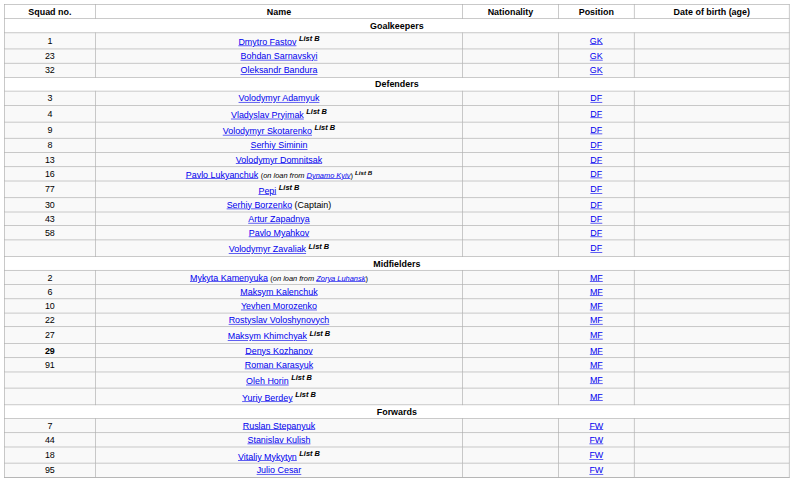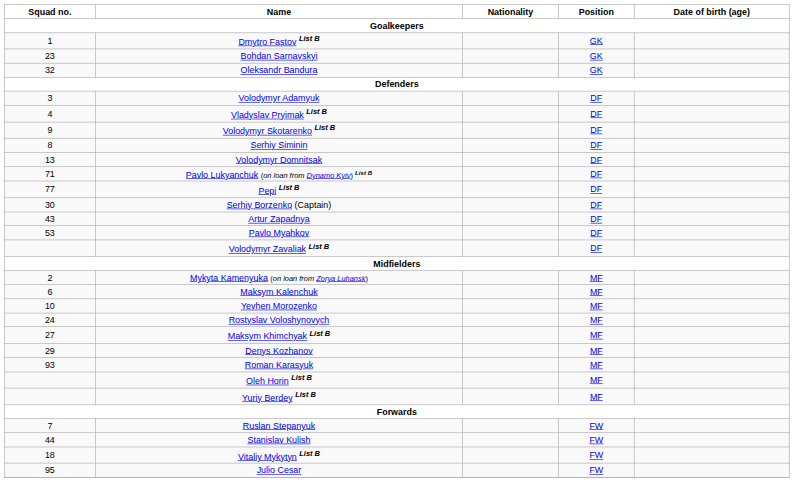(50, 174) 16 -> (50, 174) 71
(50, 233) 58 -> (50, 233) 53
(50, 320) 22 -> (50, 320) 24
(50, 351) bold -> (50, 351) normal
(50, 365) 91 -> (50, 365) 93
